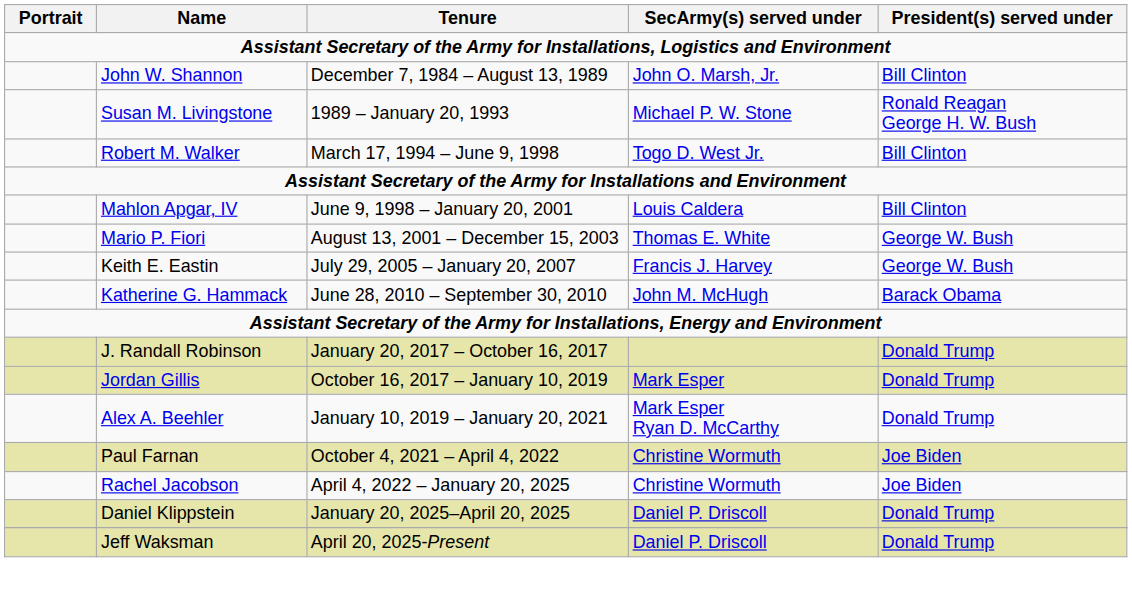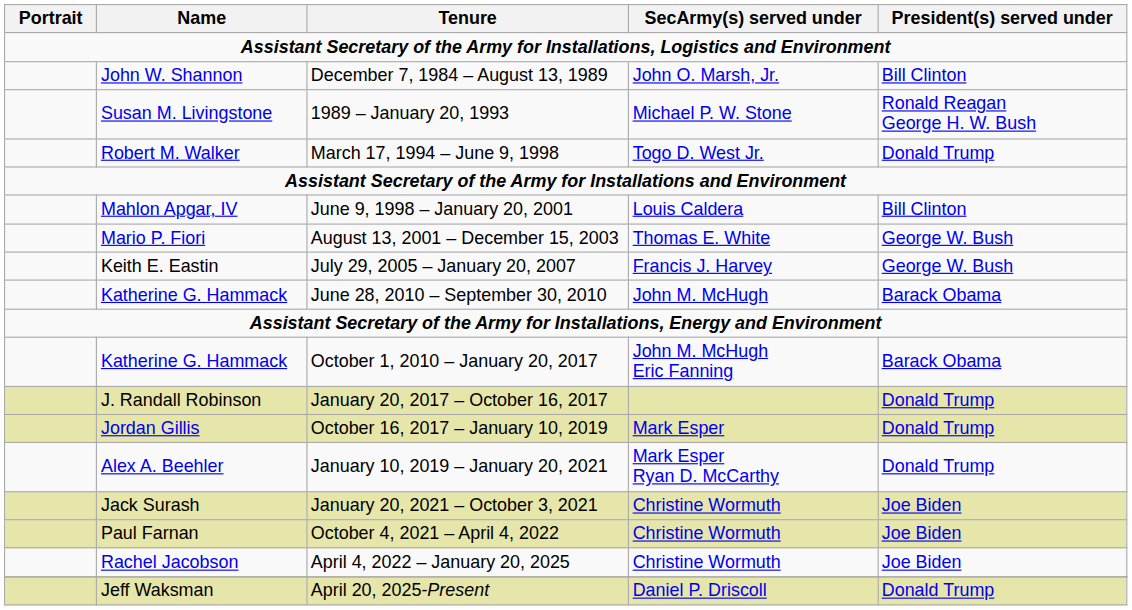(924, 152) Bill Clinton -> (938, 152) Donald Trump
+ row: (454, 361)
+ row: (454, 505)
- row: (440, 513)
